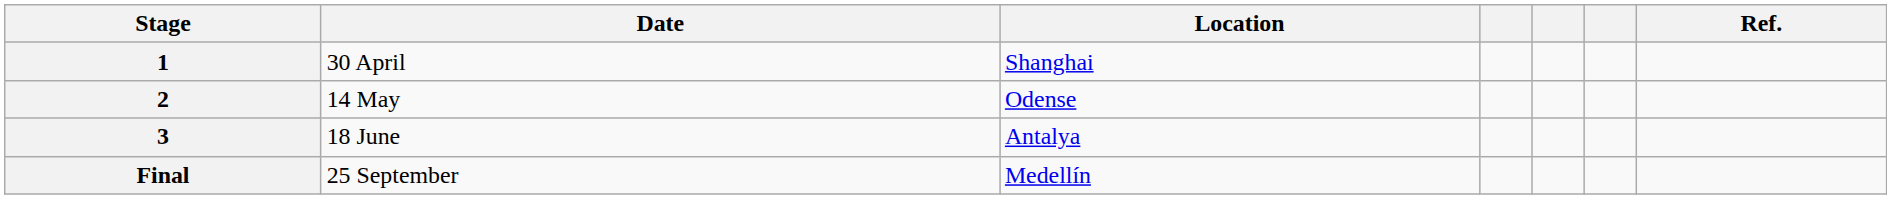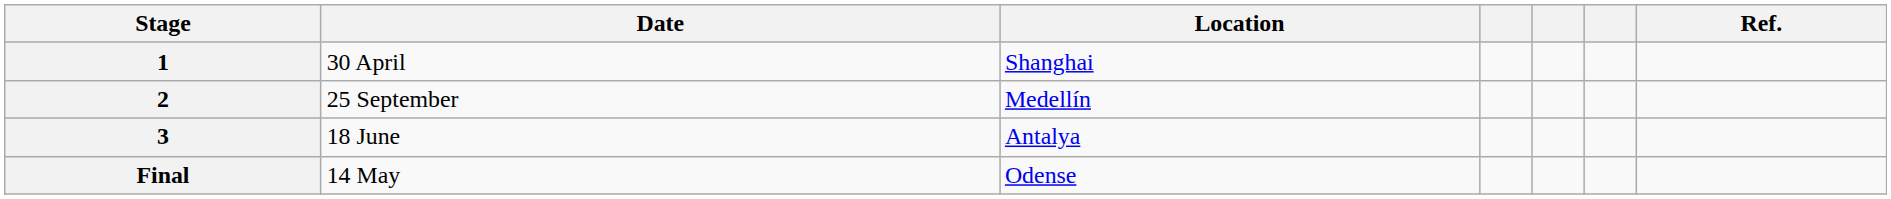(363, 99) 14 May -> (393, 99) 25 September
(1041, 99) Odense -> (1048, 99) Medellín
(393, 174) 25 September -> (363, 174) 14 May
(1048, 174) Medellín -> (1041, 174) Odense
